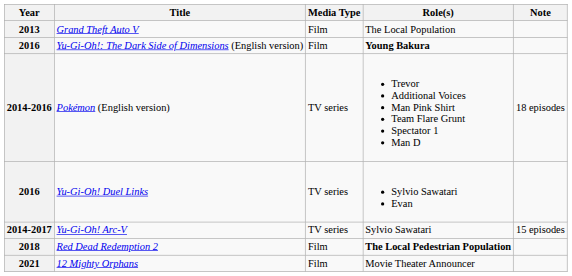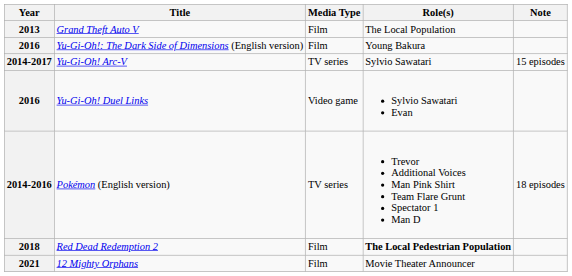(397, 45) bold -> (395, 45) normal
rows swapped: (113, 107) <-> (92, 230)
(328, 191) TV series -> (333, 100) Video game
